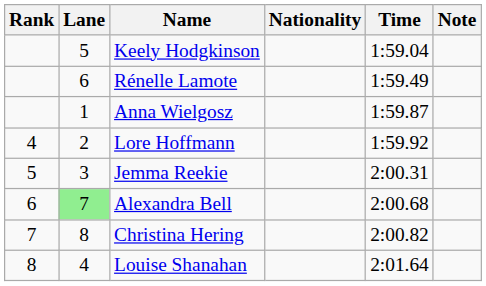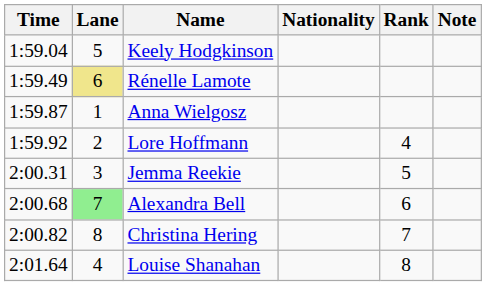columns swapped: (32, 19) <-> (399, 19)
(84, 81) no background -> (98, 81) khaki background
